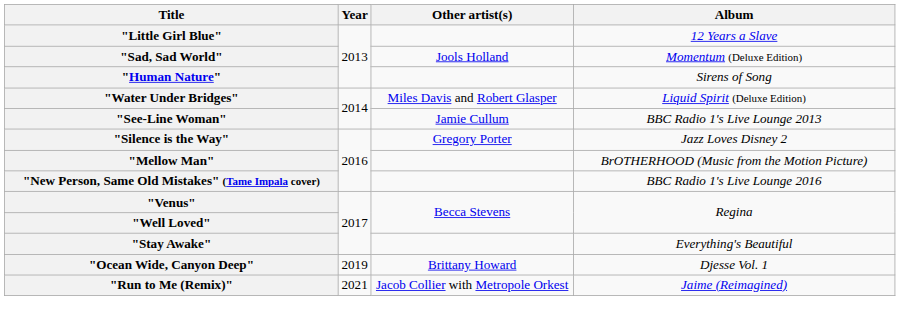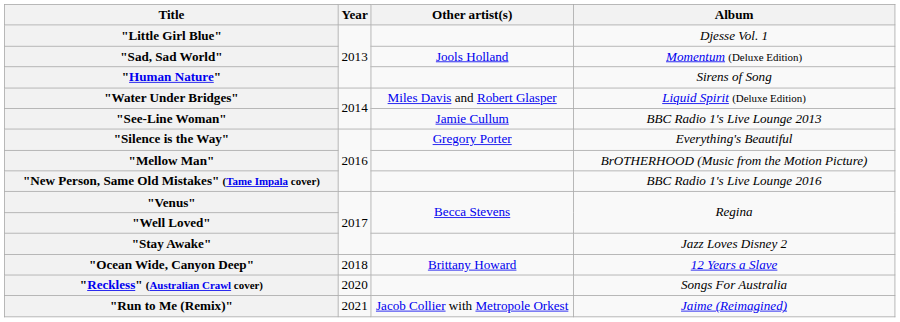(734, 35) 12 Years a Slave -> (734, 35) Djesse Vol. 1
(734, 139) Jazz Loves Disney 2 -> (734, 139) Everything's Beautiful
(734, 243) Everything's Beautiful -> (734, 243) Jazz Loves Disney 2
(355, 264) 2019 -> (355, 264) 2018
(734, 264) Djesse Vol. 1 -> (734, 264) 12 Years a Slave
+ row: (171, 285)
